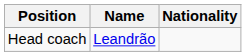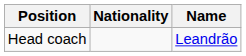columns swapped: (124, 16) <-> (200, 16)
